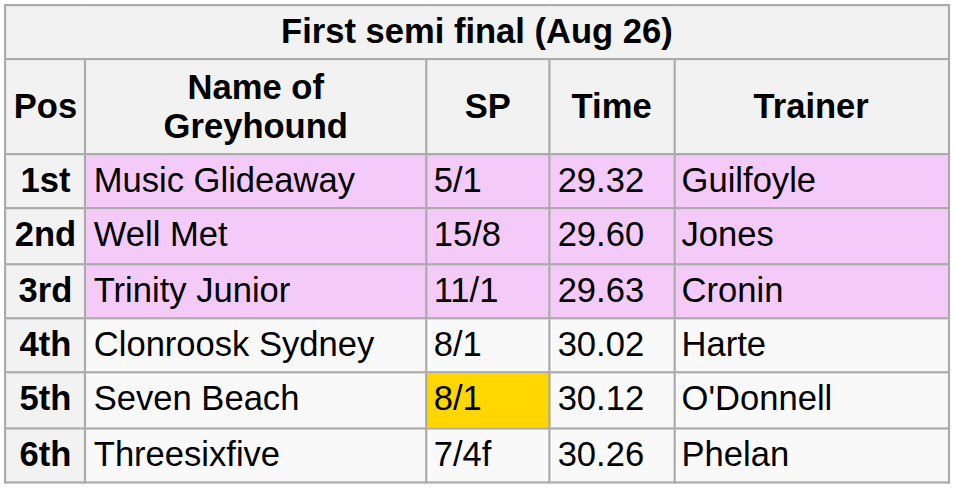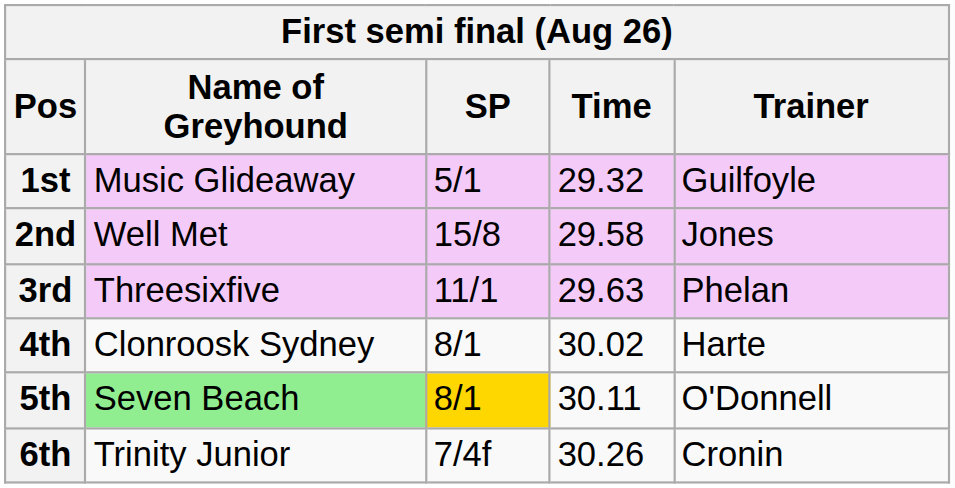(601, 235) 29.60 -> (601, 235) 29.58
(192, 290) Trinity Junior -> (187, 290) Threesixfive
(732, 290) Cronin -> (735, 290) Phelan
(197, 399) no background -> (197, 399) lightgreen background
(601, 399) 30.12 -> (600, 399) 30.11
(187, 454) Threesixfive -> (192, 454) Trinity Junior
(735, 454) Phelan -> (732, 454) Cronin
